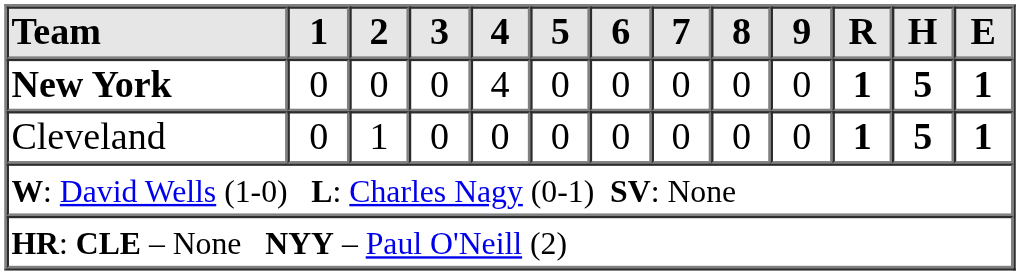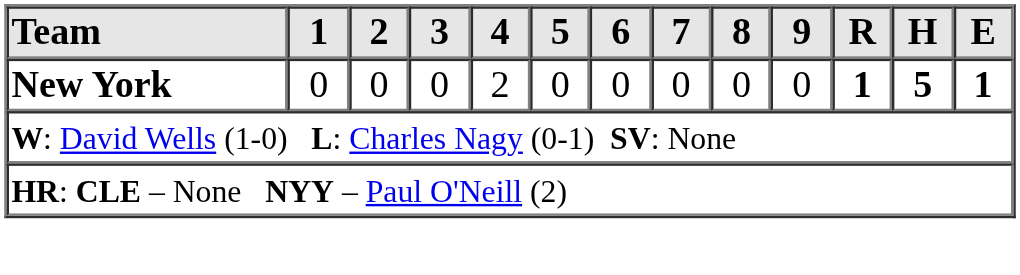(500, 84) 4 -> (500, 84) 2
- row: (89, 136)
